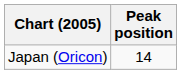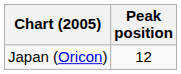(144, 57) 14 -> (144, 57) 12
